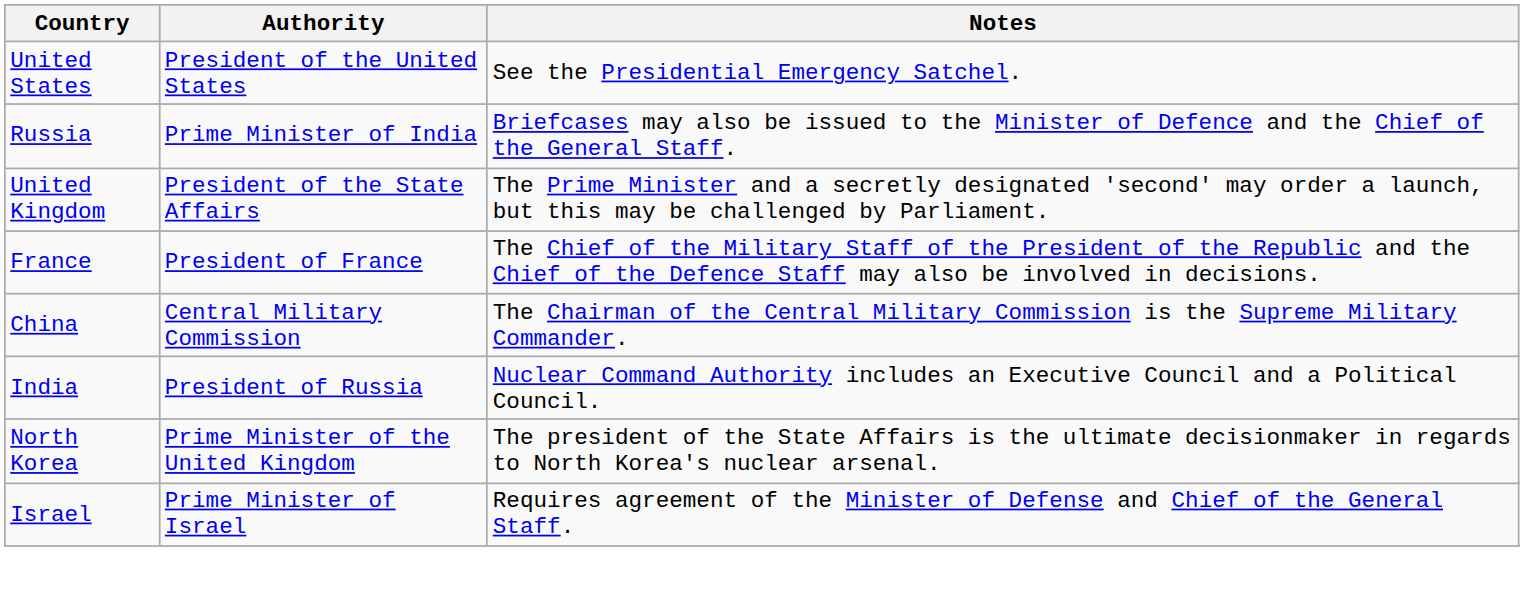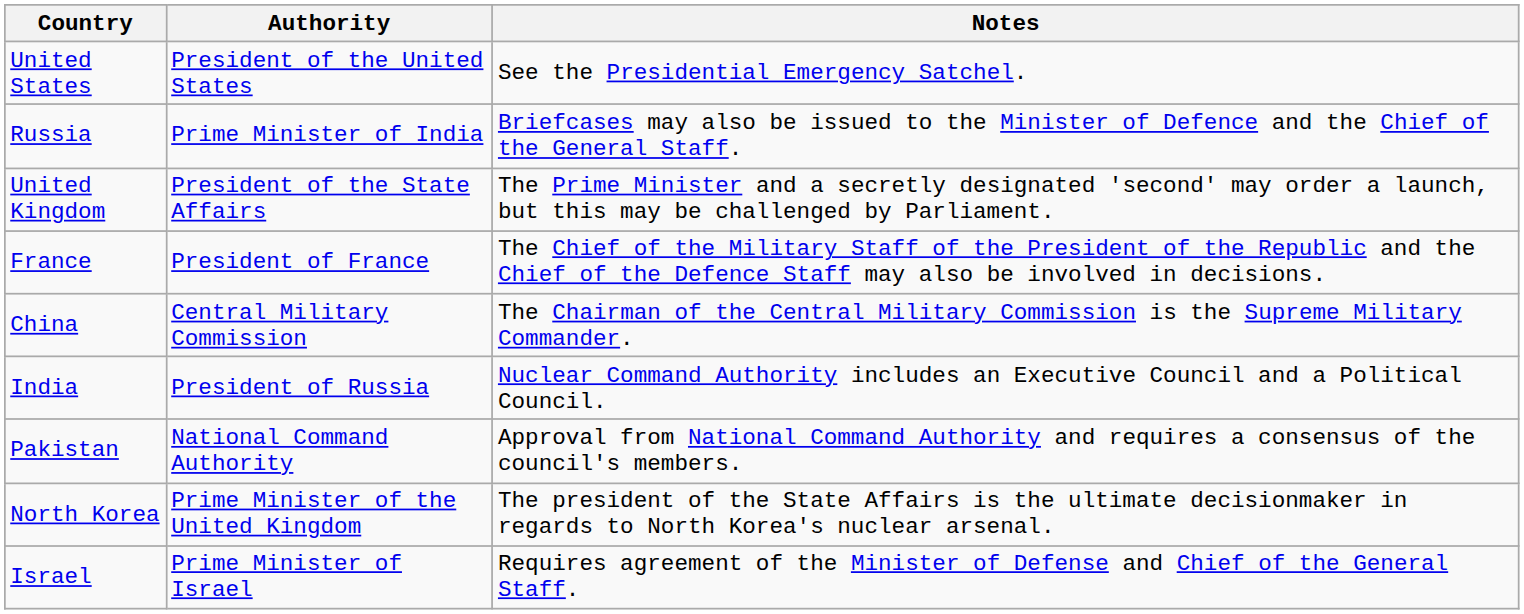+ row: (65, 451)
